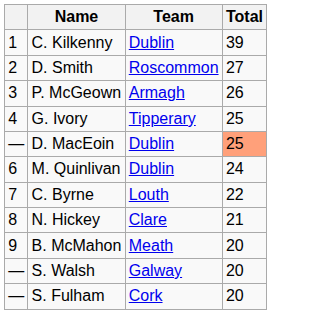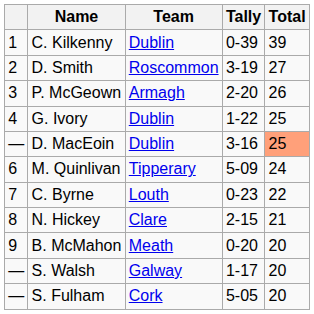+ column: (244, 17)
(162, 118) Tipperary -> (151, 118) Dublin
(151, 169) Dublin -> (162, 169) Tipperary
